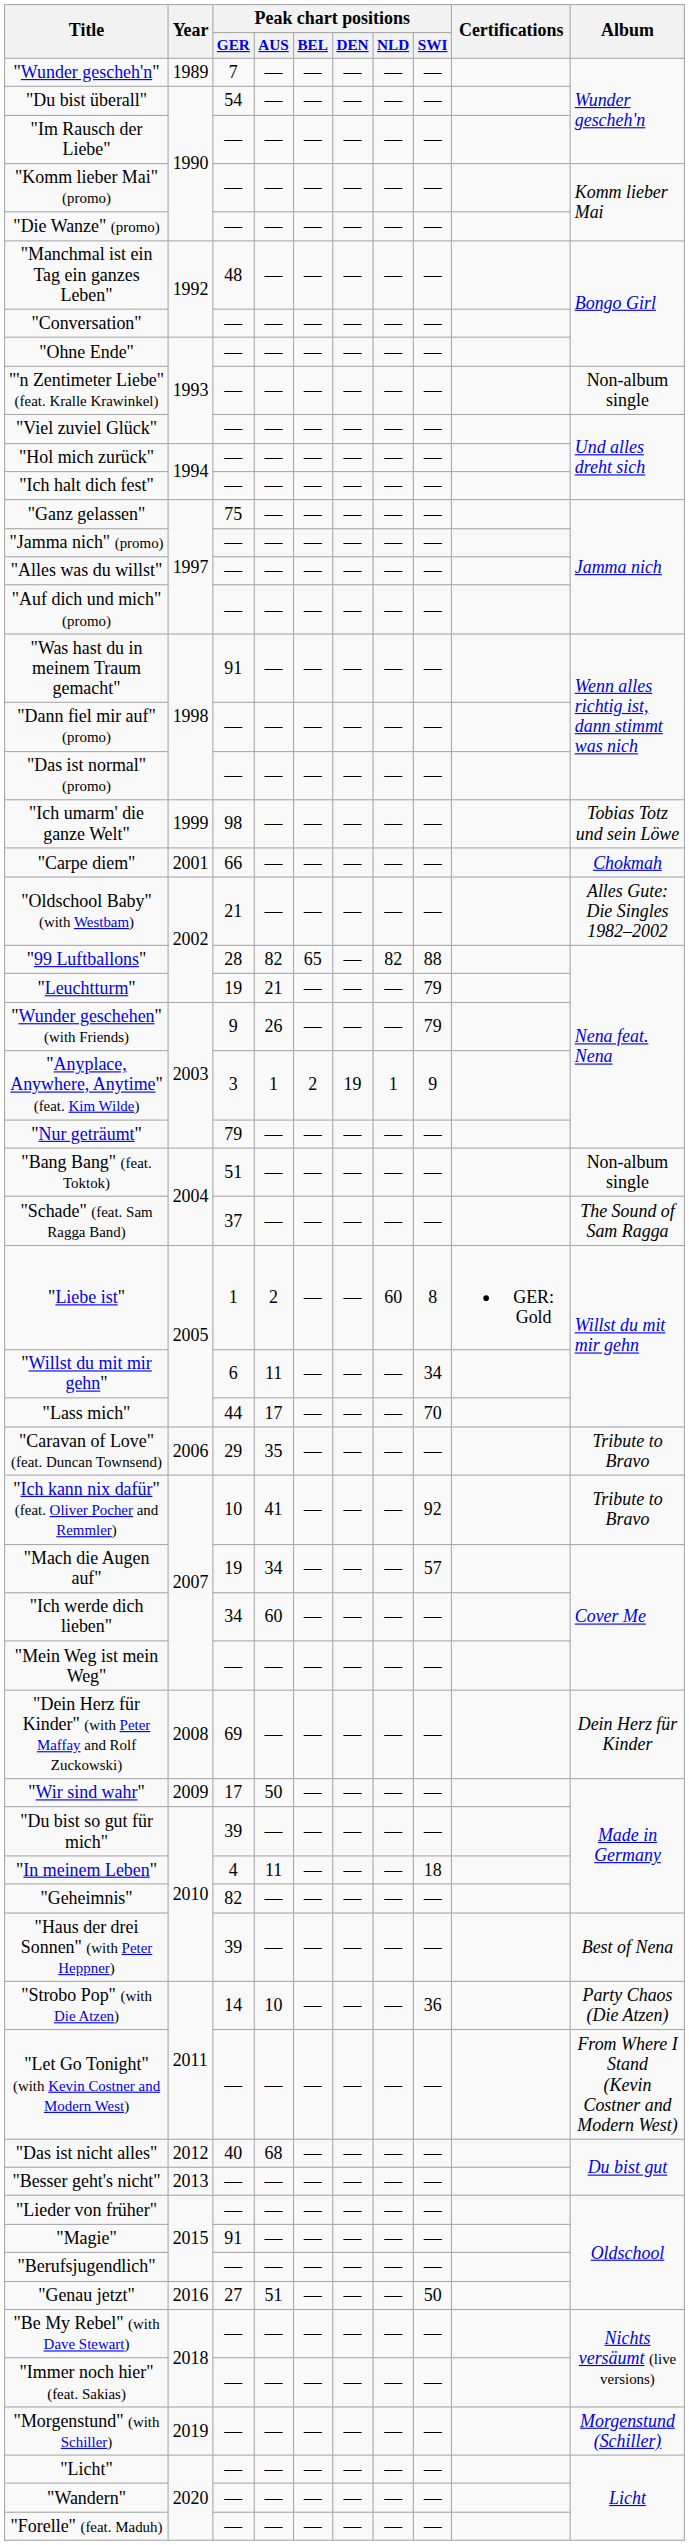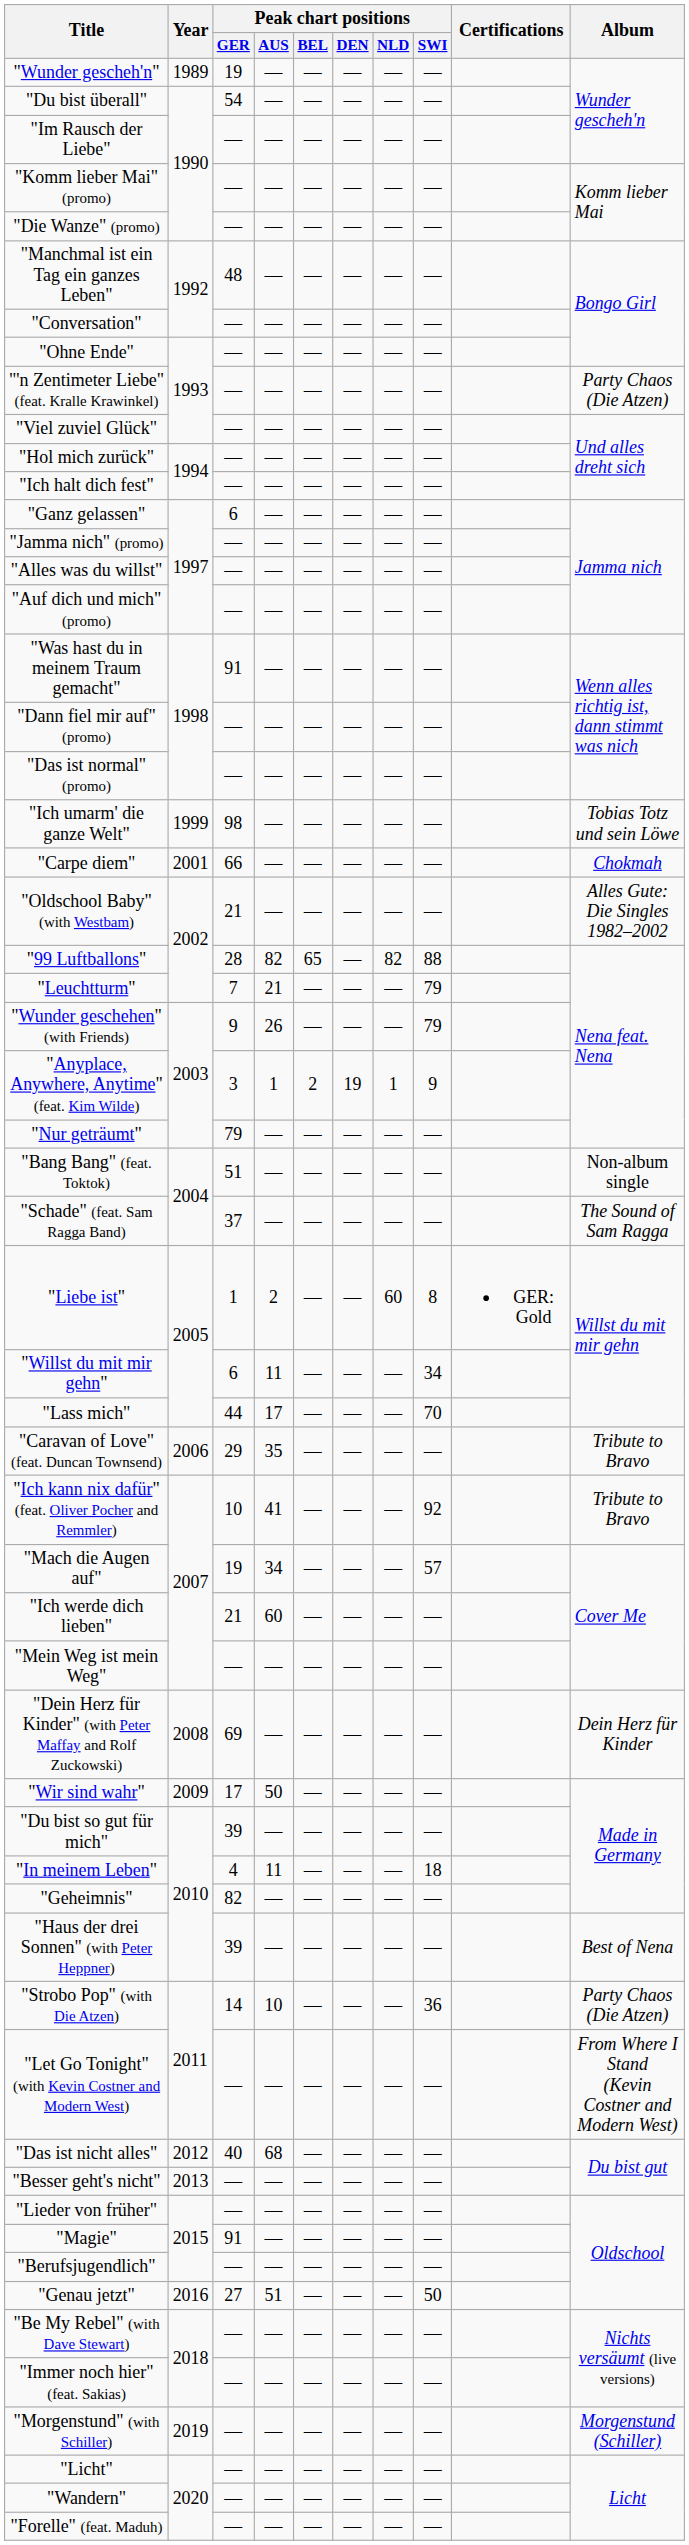(233, 72) 7 -> (233, 72) 19
(627, 390) Non-album single -> (627, 390) Party Chaos (Die Atzen)
(233, 514) 75 -> (233, 514) 6
(233, 988) 19 -> (233, 988) 7
(233, 1616) 34 -> (233, 1616) 21
